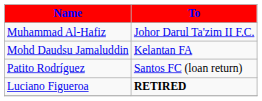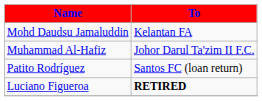rows swapped: (68, 50) <-> (56, 31)
